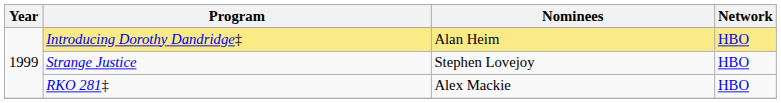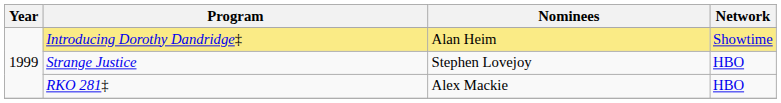(733, 39) HBO -> (743, 39) Showtime
